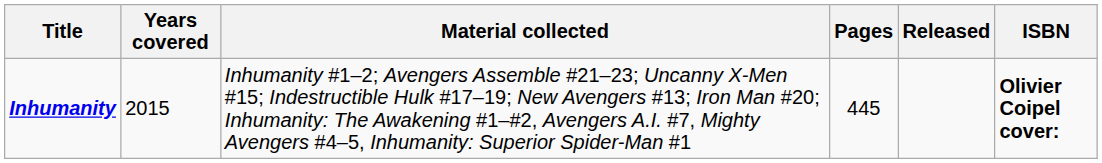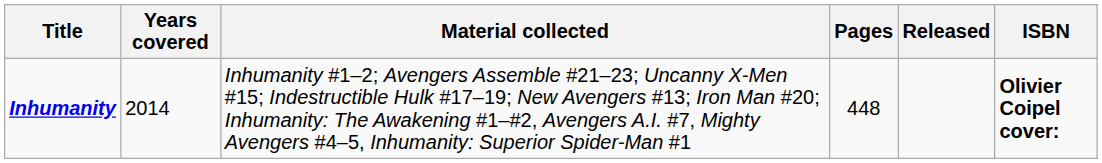(147, 108) 2015 -> (147, 108) 2014
(864, 108) 445 -> (864, 108) 448
